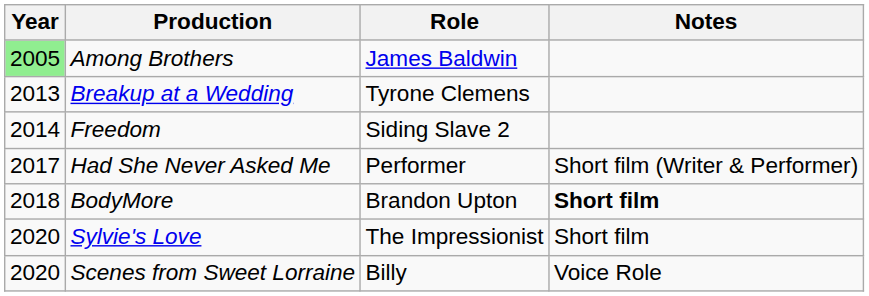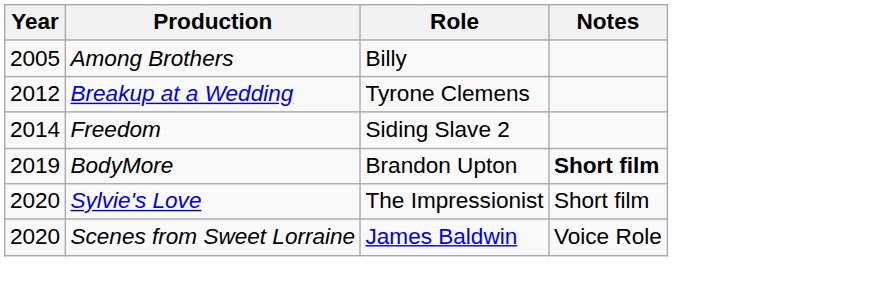(35, 58) lightgreen background -> (35, 58) no background
(441, 58) James Baldwin -> (386, 58) Billy
(35, 93) 2013 -> (35, 93) 2012
- row: (200, 165)
(35, 201) 2018 -> (35, 165) 2019
(386, 272) Billy -> (441, 237) James Baldwin
